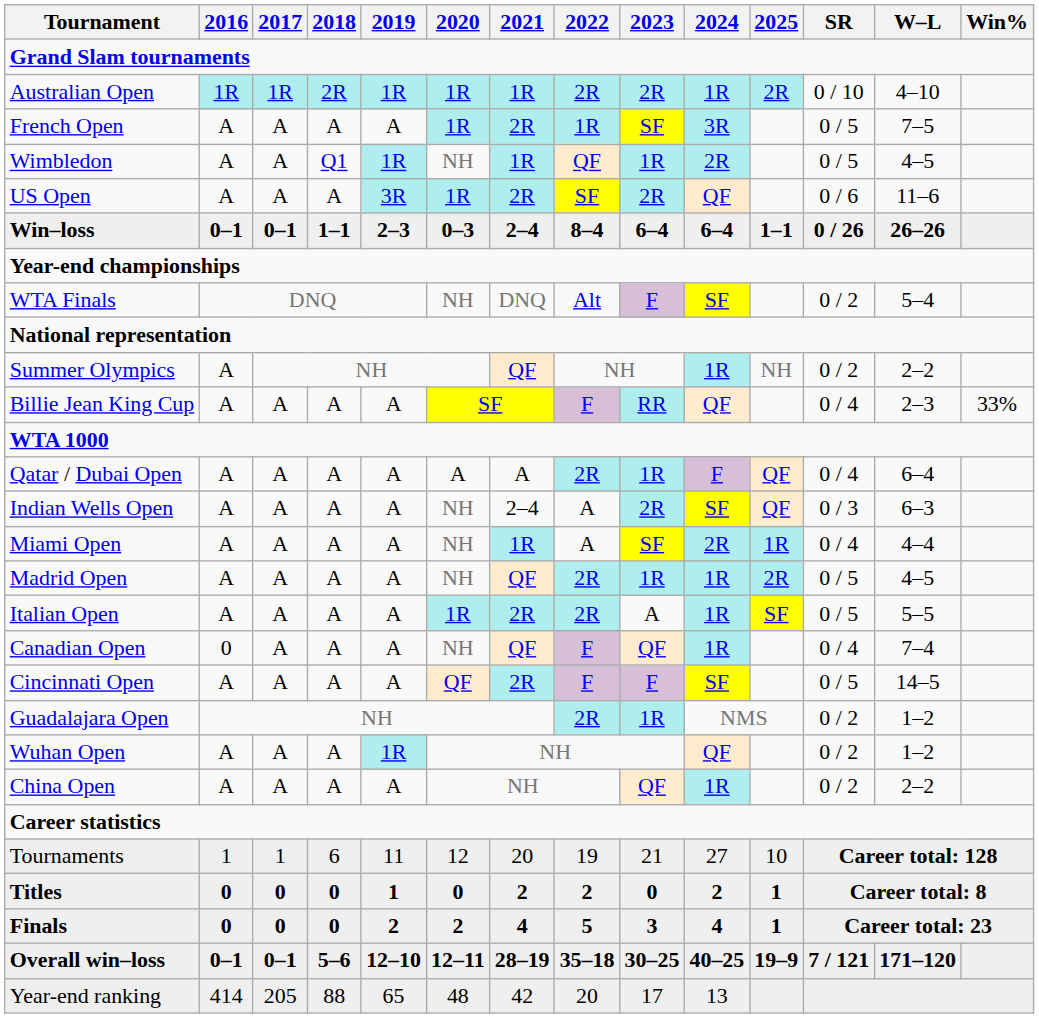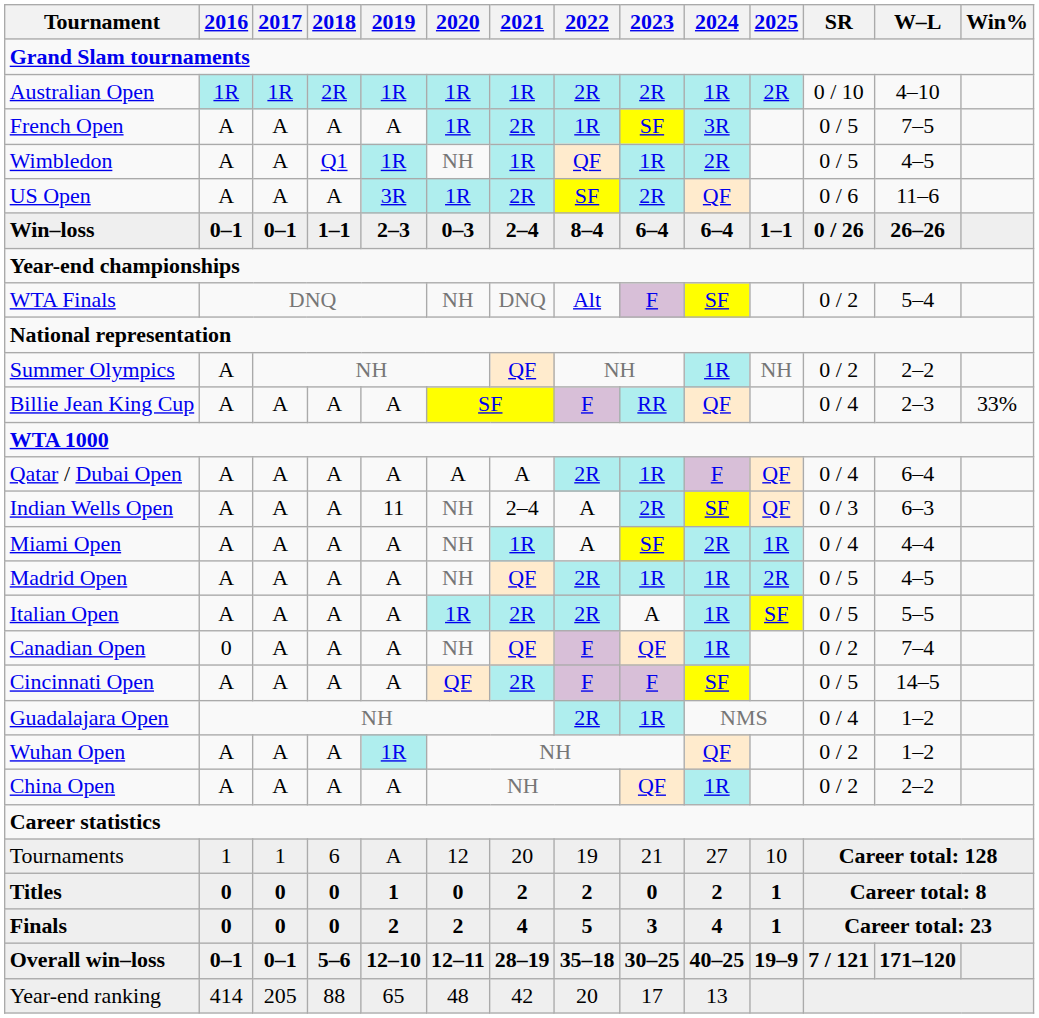(394, 508) A -> (394, 508) 11
(839, 647) 0 / 4 -> (839, 647) 0 / 2
(839, 717) 0 / 2 -> (839, 717) 0 / 4
(394, 856) 11 -> (394, 856) A
